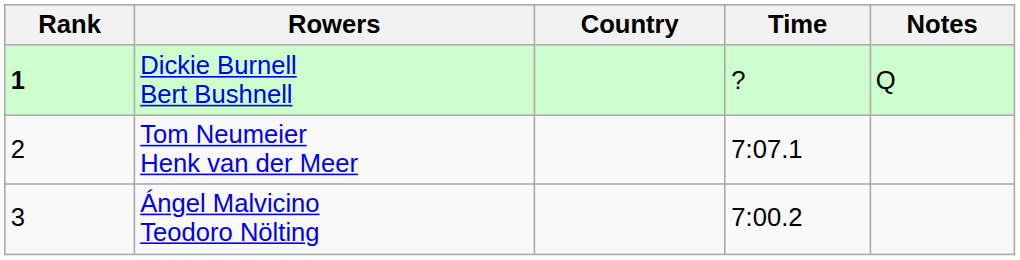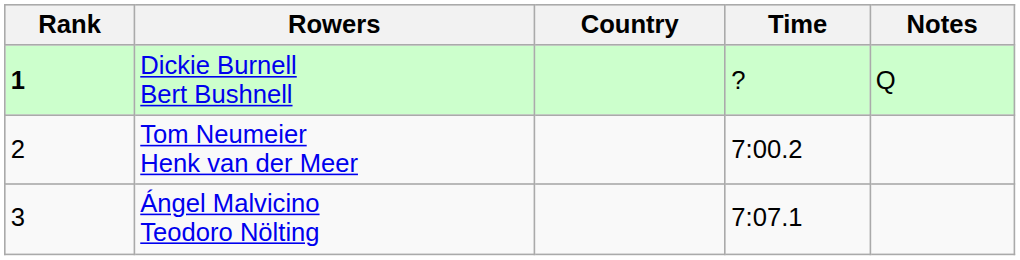(767, 149) 7:07.1 -> (767, 149) 7:00.2
(767, 218) 7:00.2 -> (767, 218) 7:07.1
